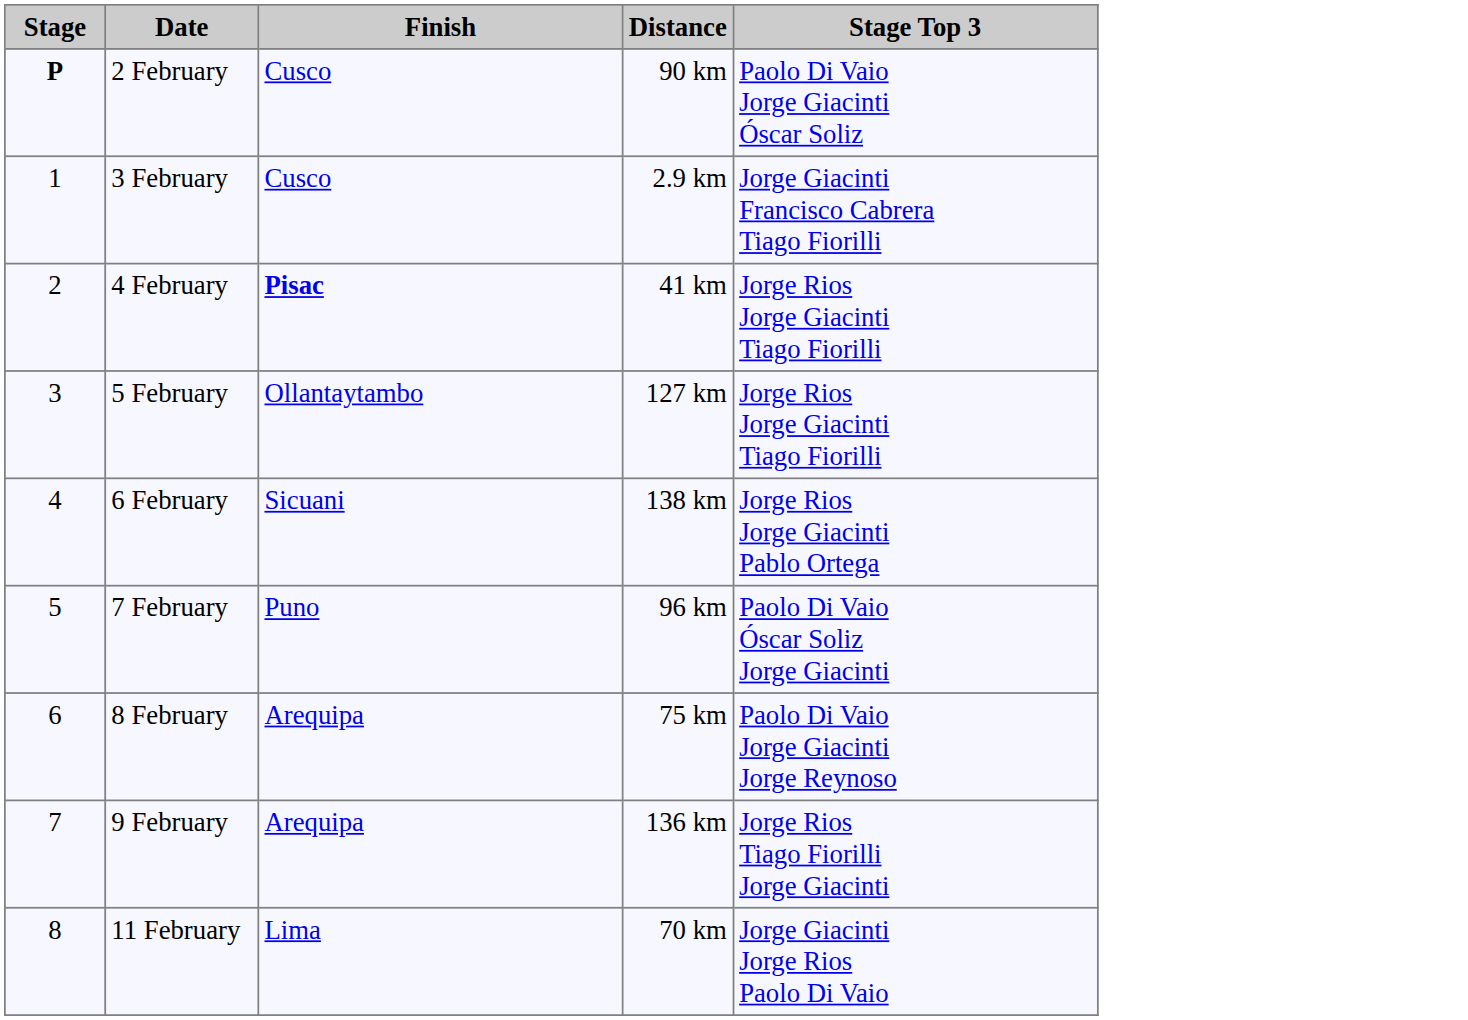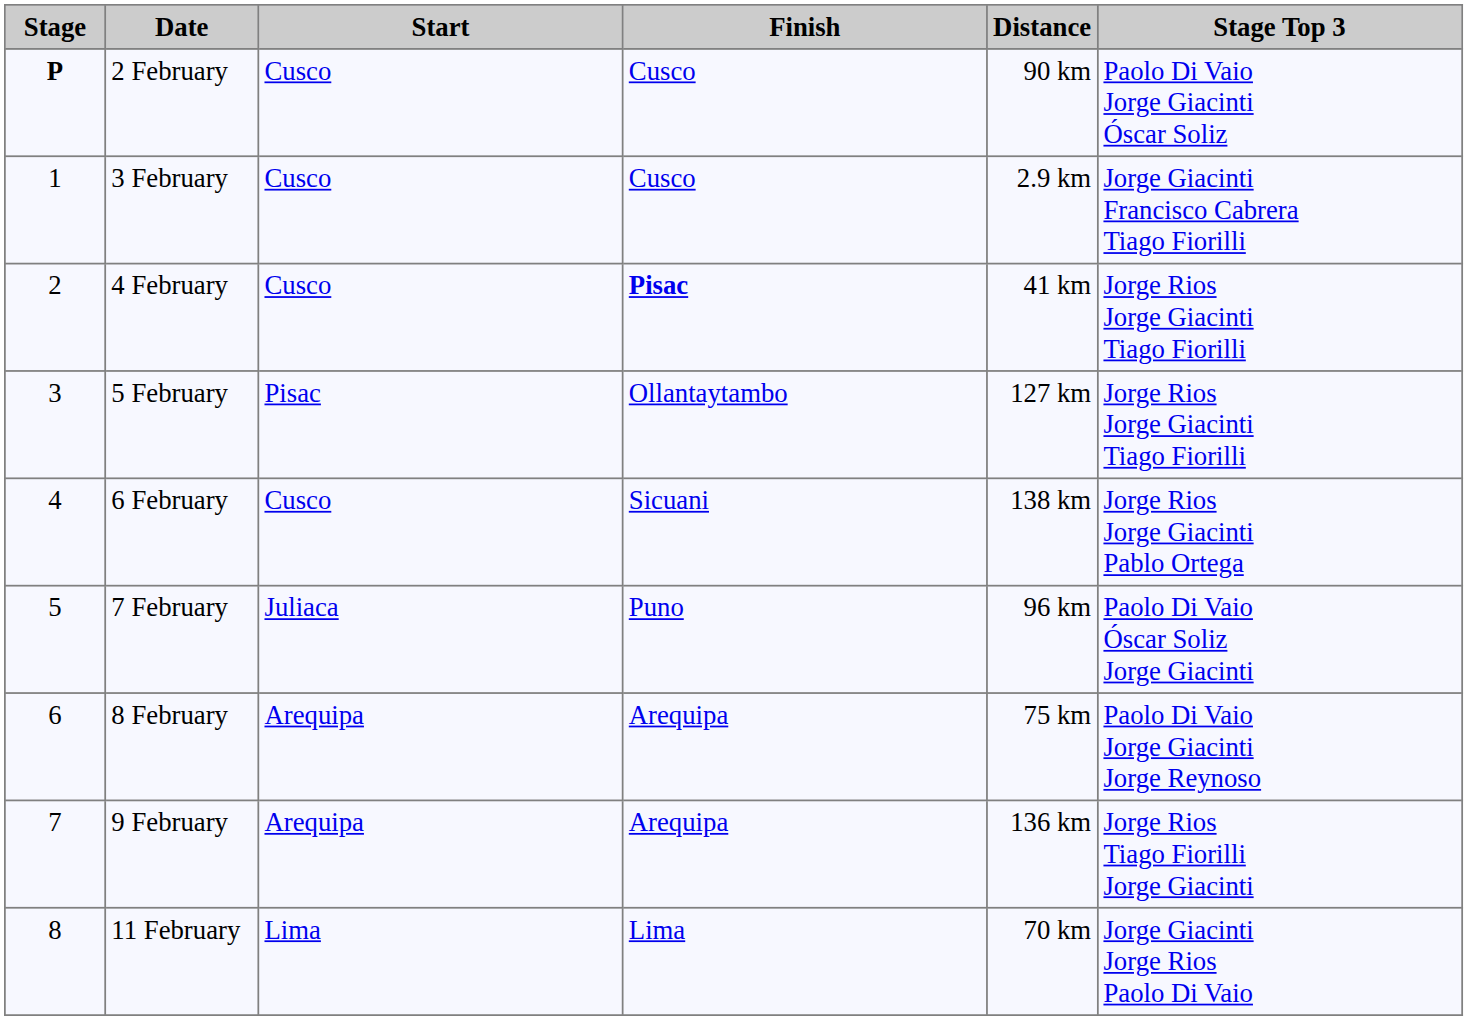+ column: (440, 26)
